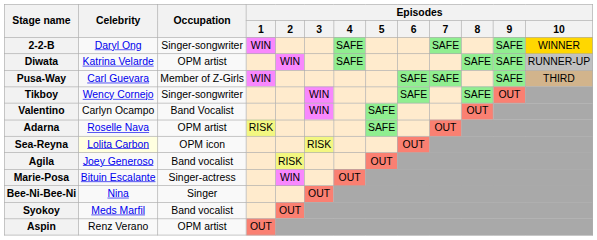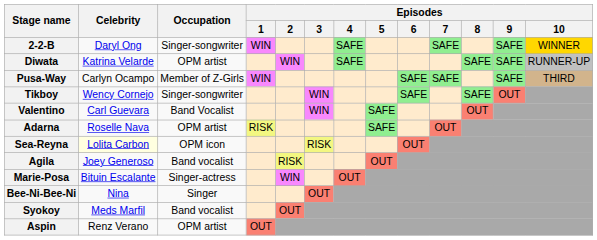(118, 78) Carl Guevara -> (118, 78) Carlyn Ocampo
(118, 111) Carlyn Ocampo -> (118, 111) Carl Guevara
